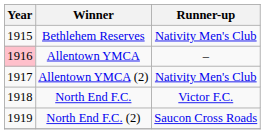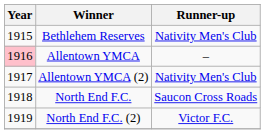(206, 97) Victor F.C. -> (206, 97) Saucon Cross Roads
(206, 118) Saucon Cross Roads -> (206, 118) Victor F.C.
